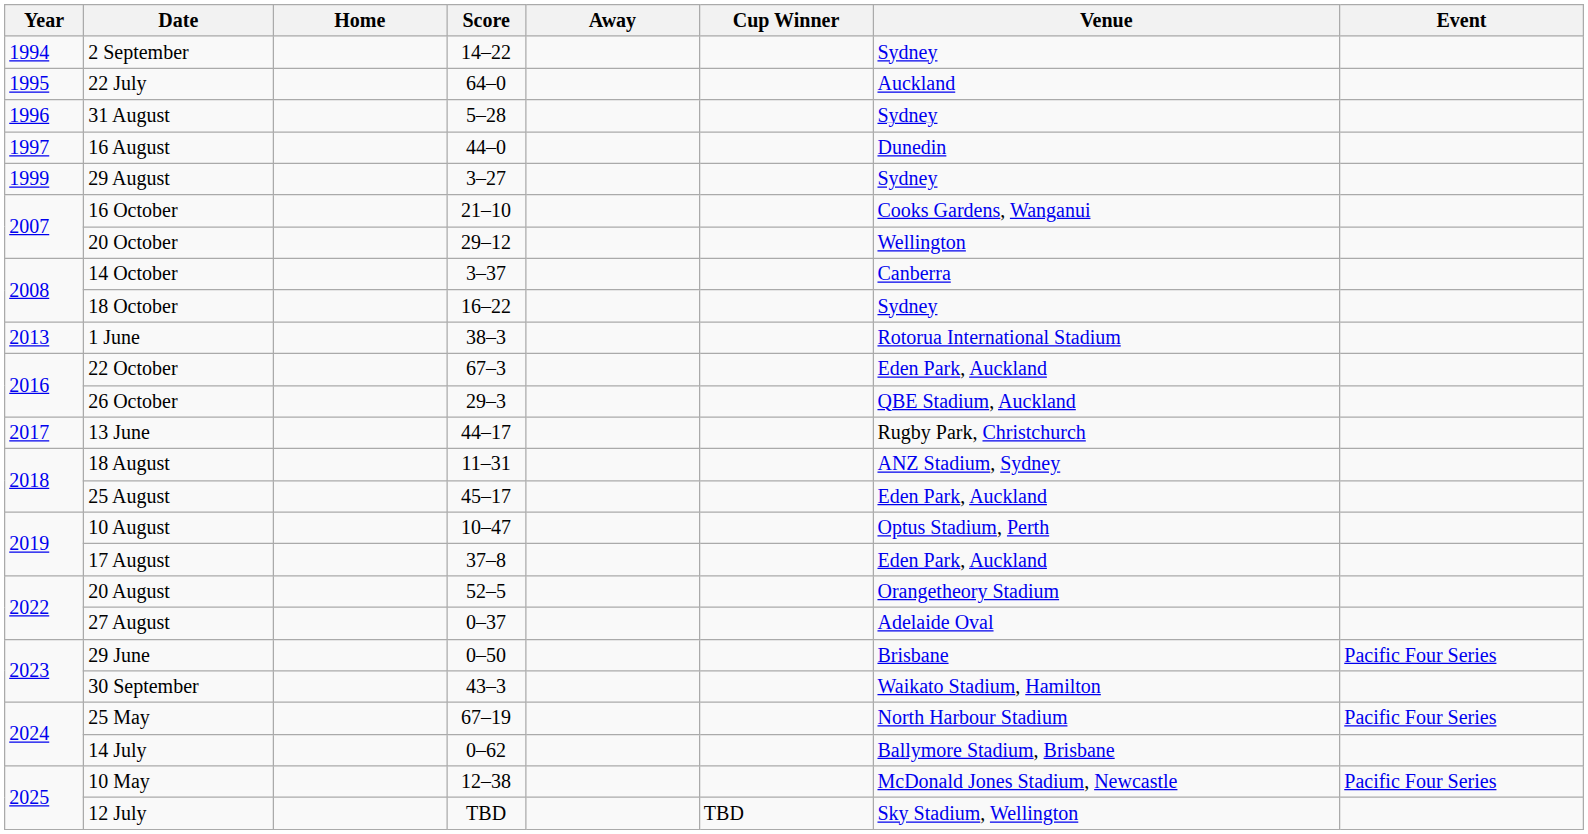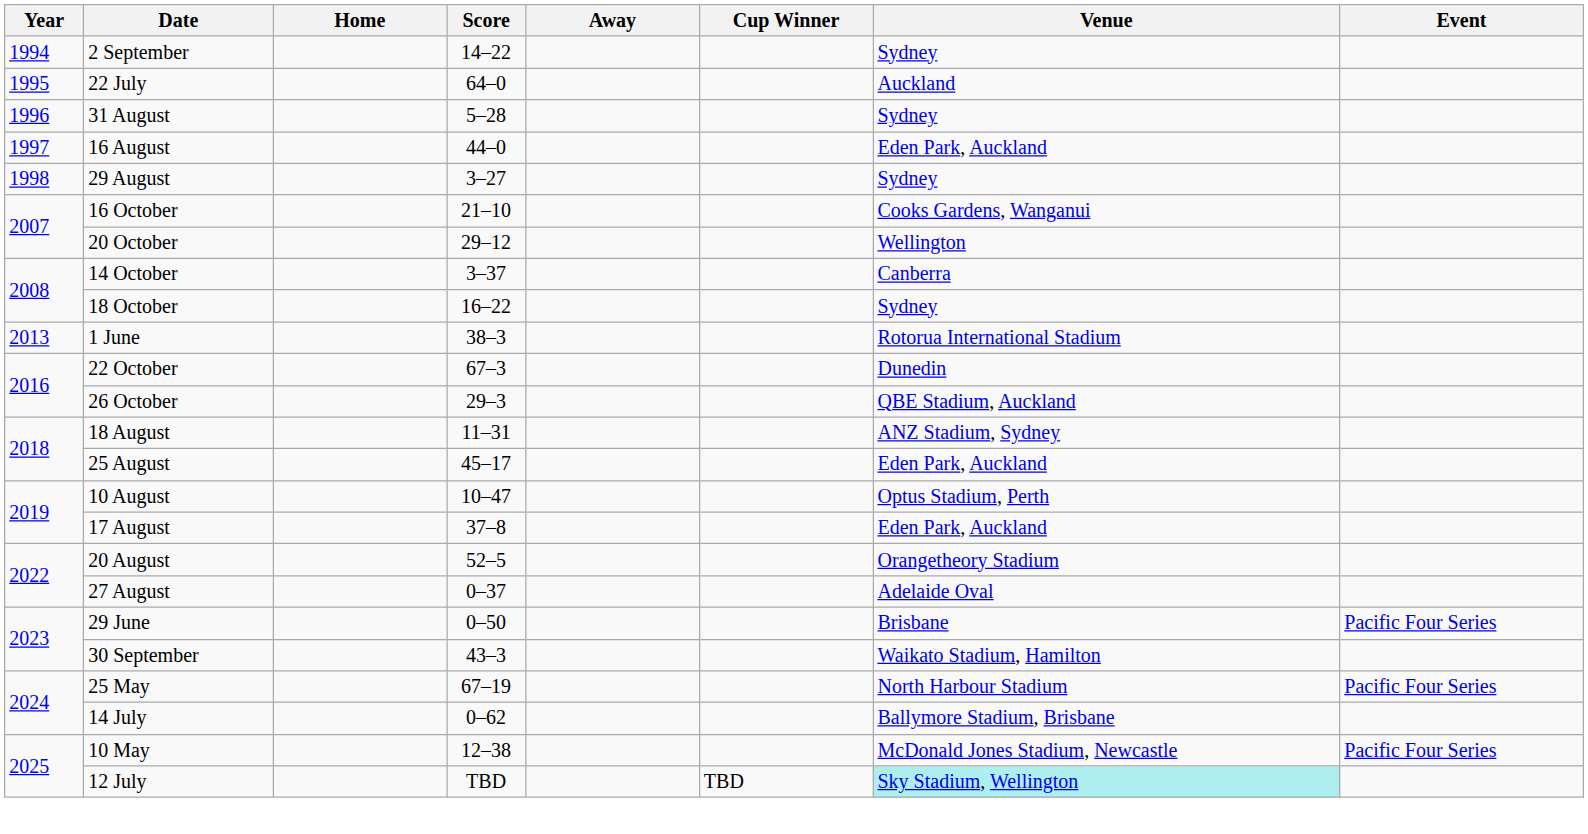(912, 147) Dunedin -> (962, 147) Eden Park, Auckland
(29, 178) 1999 -> (29, 178) 1998
(962, 369) Eden Park, Auckland -> (912, 369) Dunedin
- row: (119, 432)
(978, 813) no background -> (978, 781) paleturquoise background
